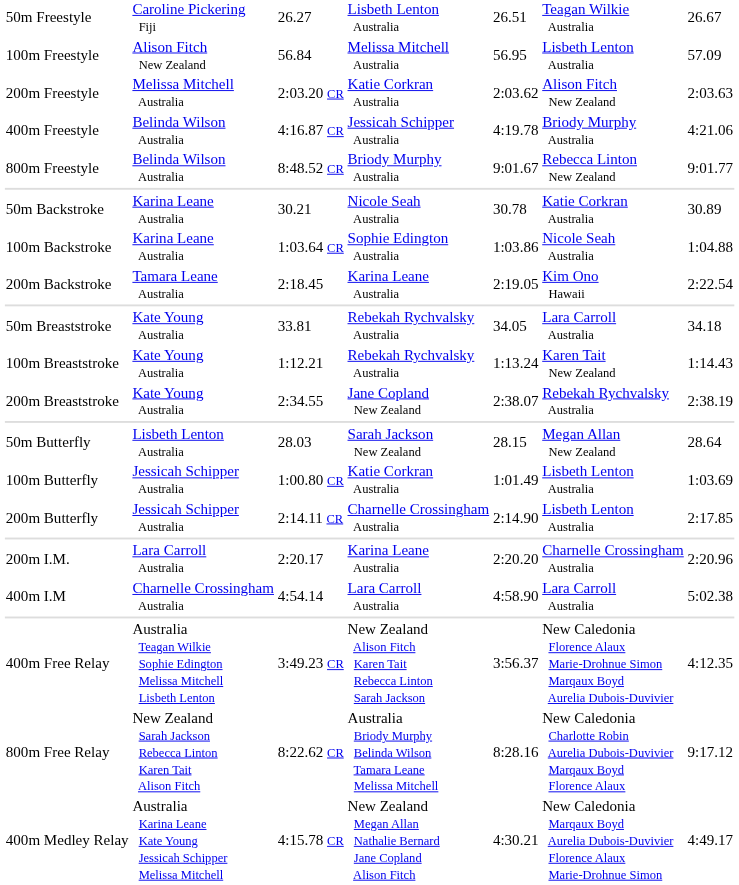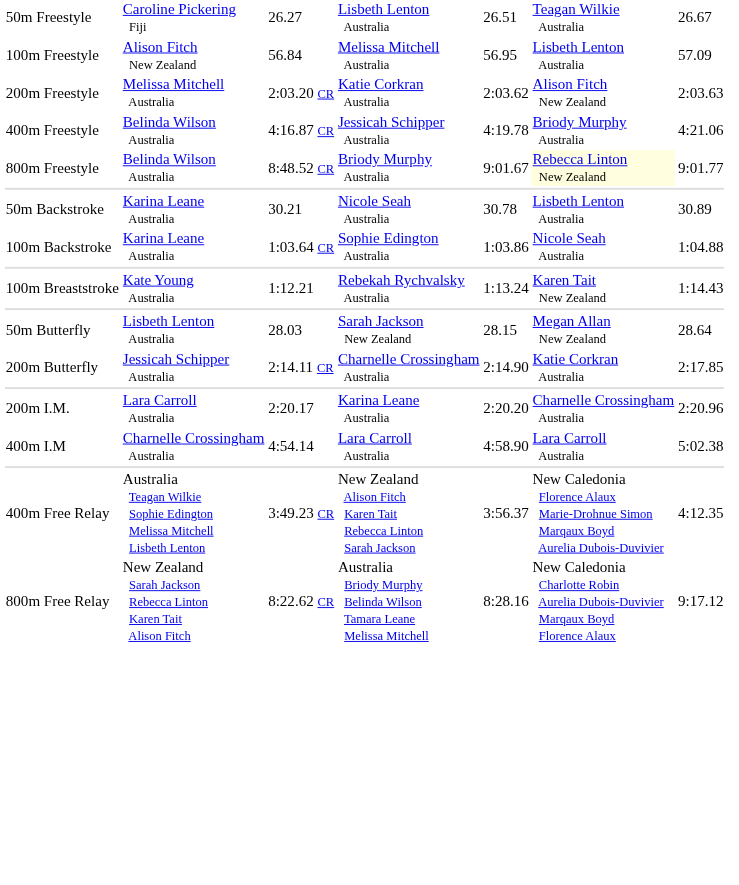(590, 168) no background -> (580, 168) lightyellow background
(585, 209) Katie Corkran Australia -> (578, 209) Lisbeth Lenton Australia
- row: (59, 284)
- row: (59, 326)
- row: (62, 401)
- row: (52, 480)
(588, 517) Lisbeth Lenton Australia -> (575, 367) Katie Corkran Australia
- row: (67, 840)
